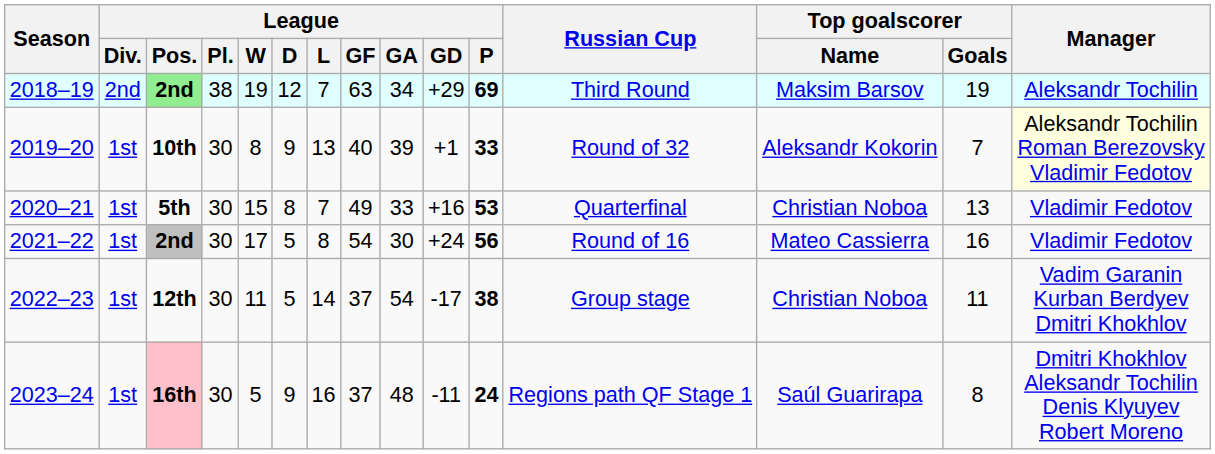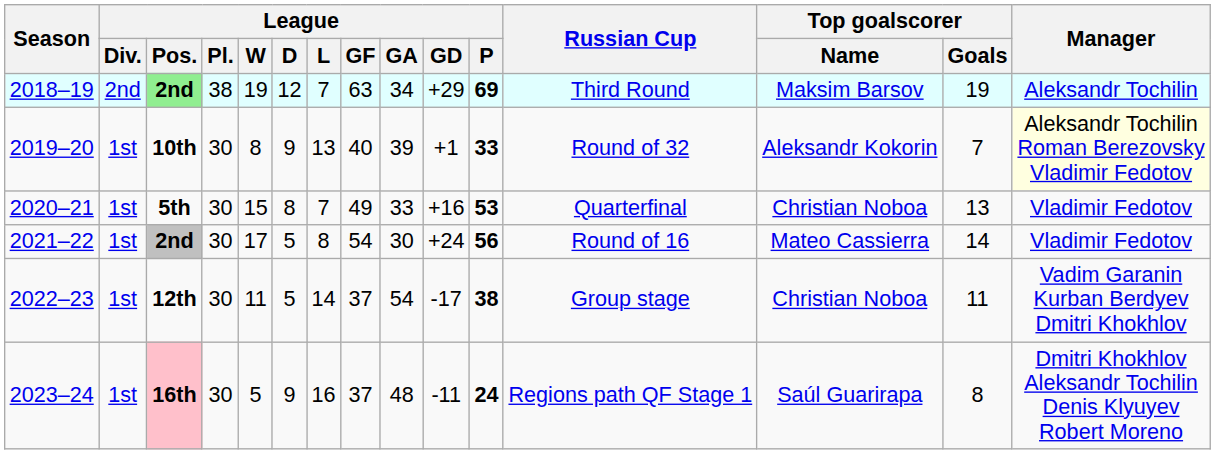(977, 241) 16 -> (977, 241) 14
